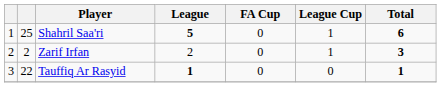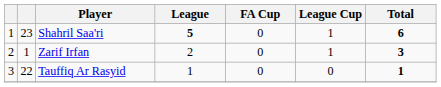(26, 33) 25 -> (26, 33) 23
(26, 52) 2 -> (26, 52) 1
(190, 71) bold -> (190, 71) normal
